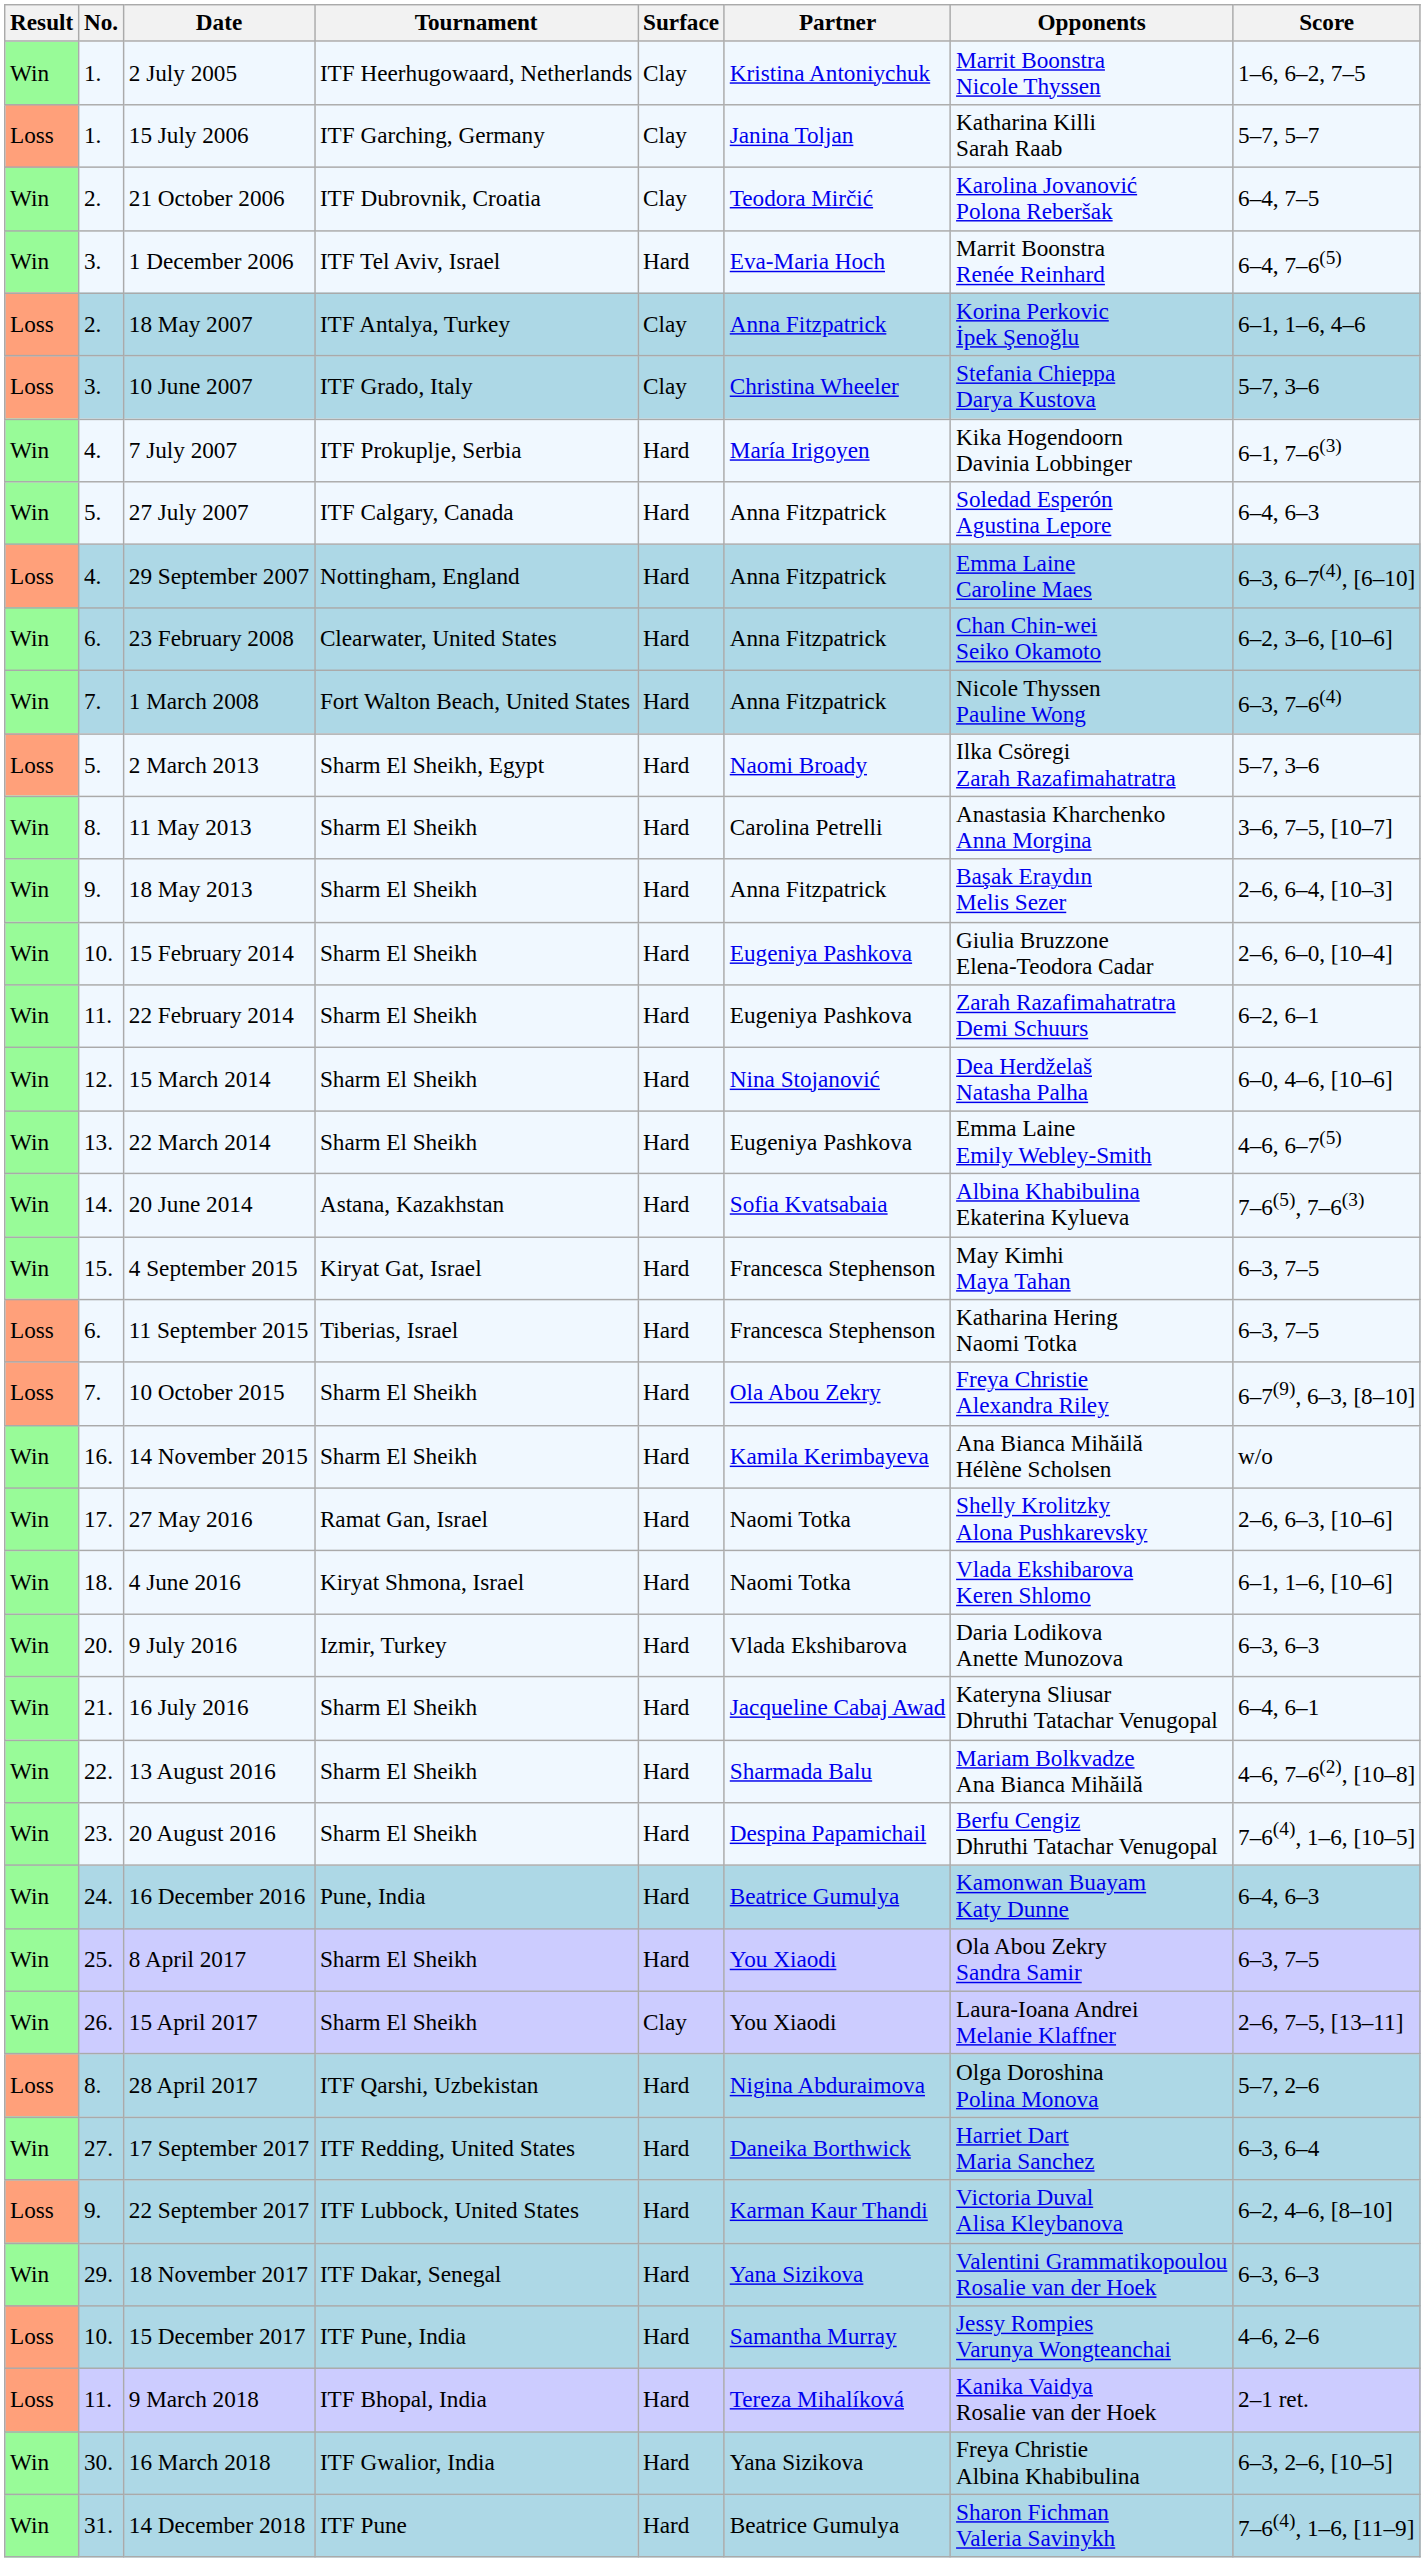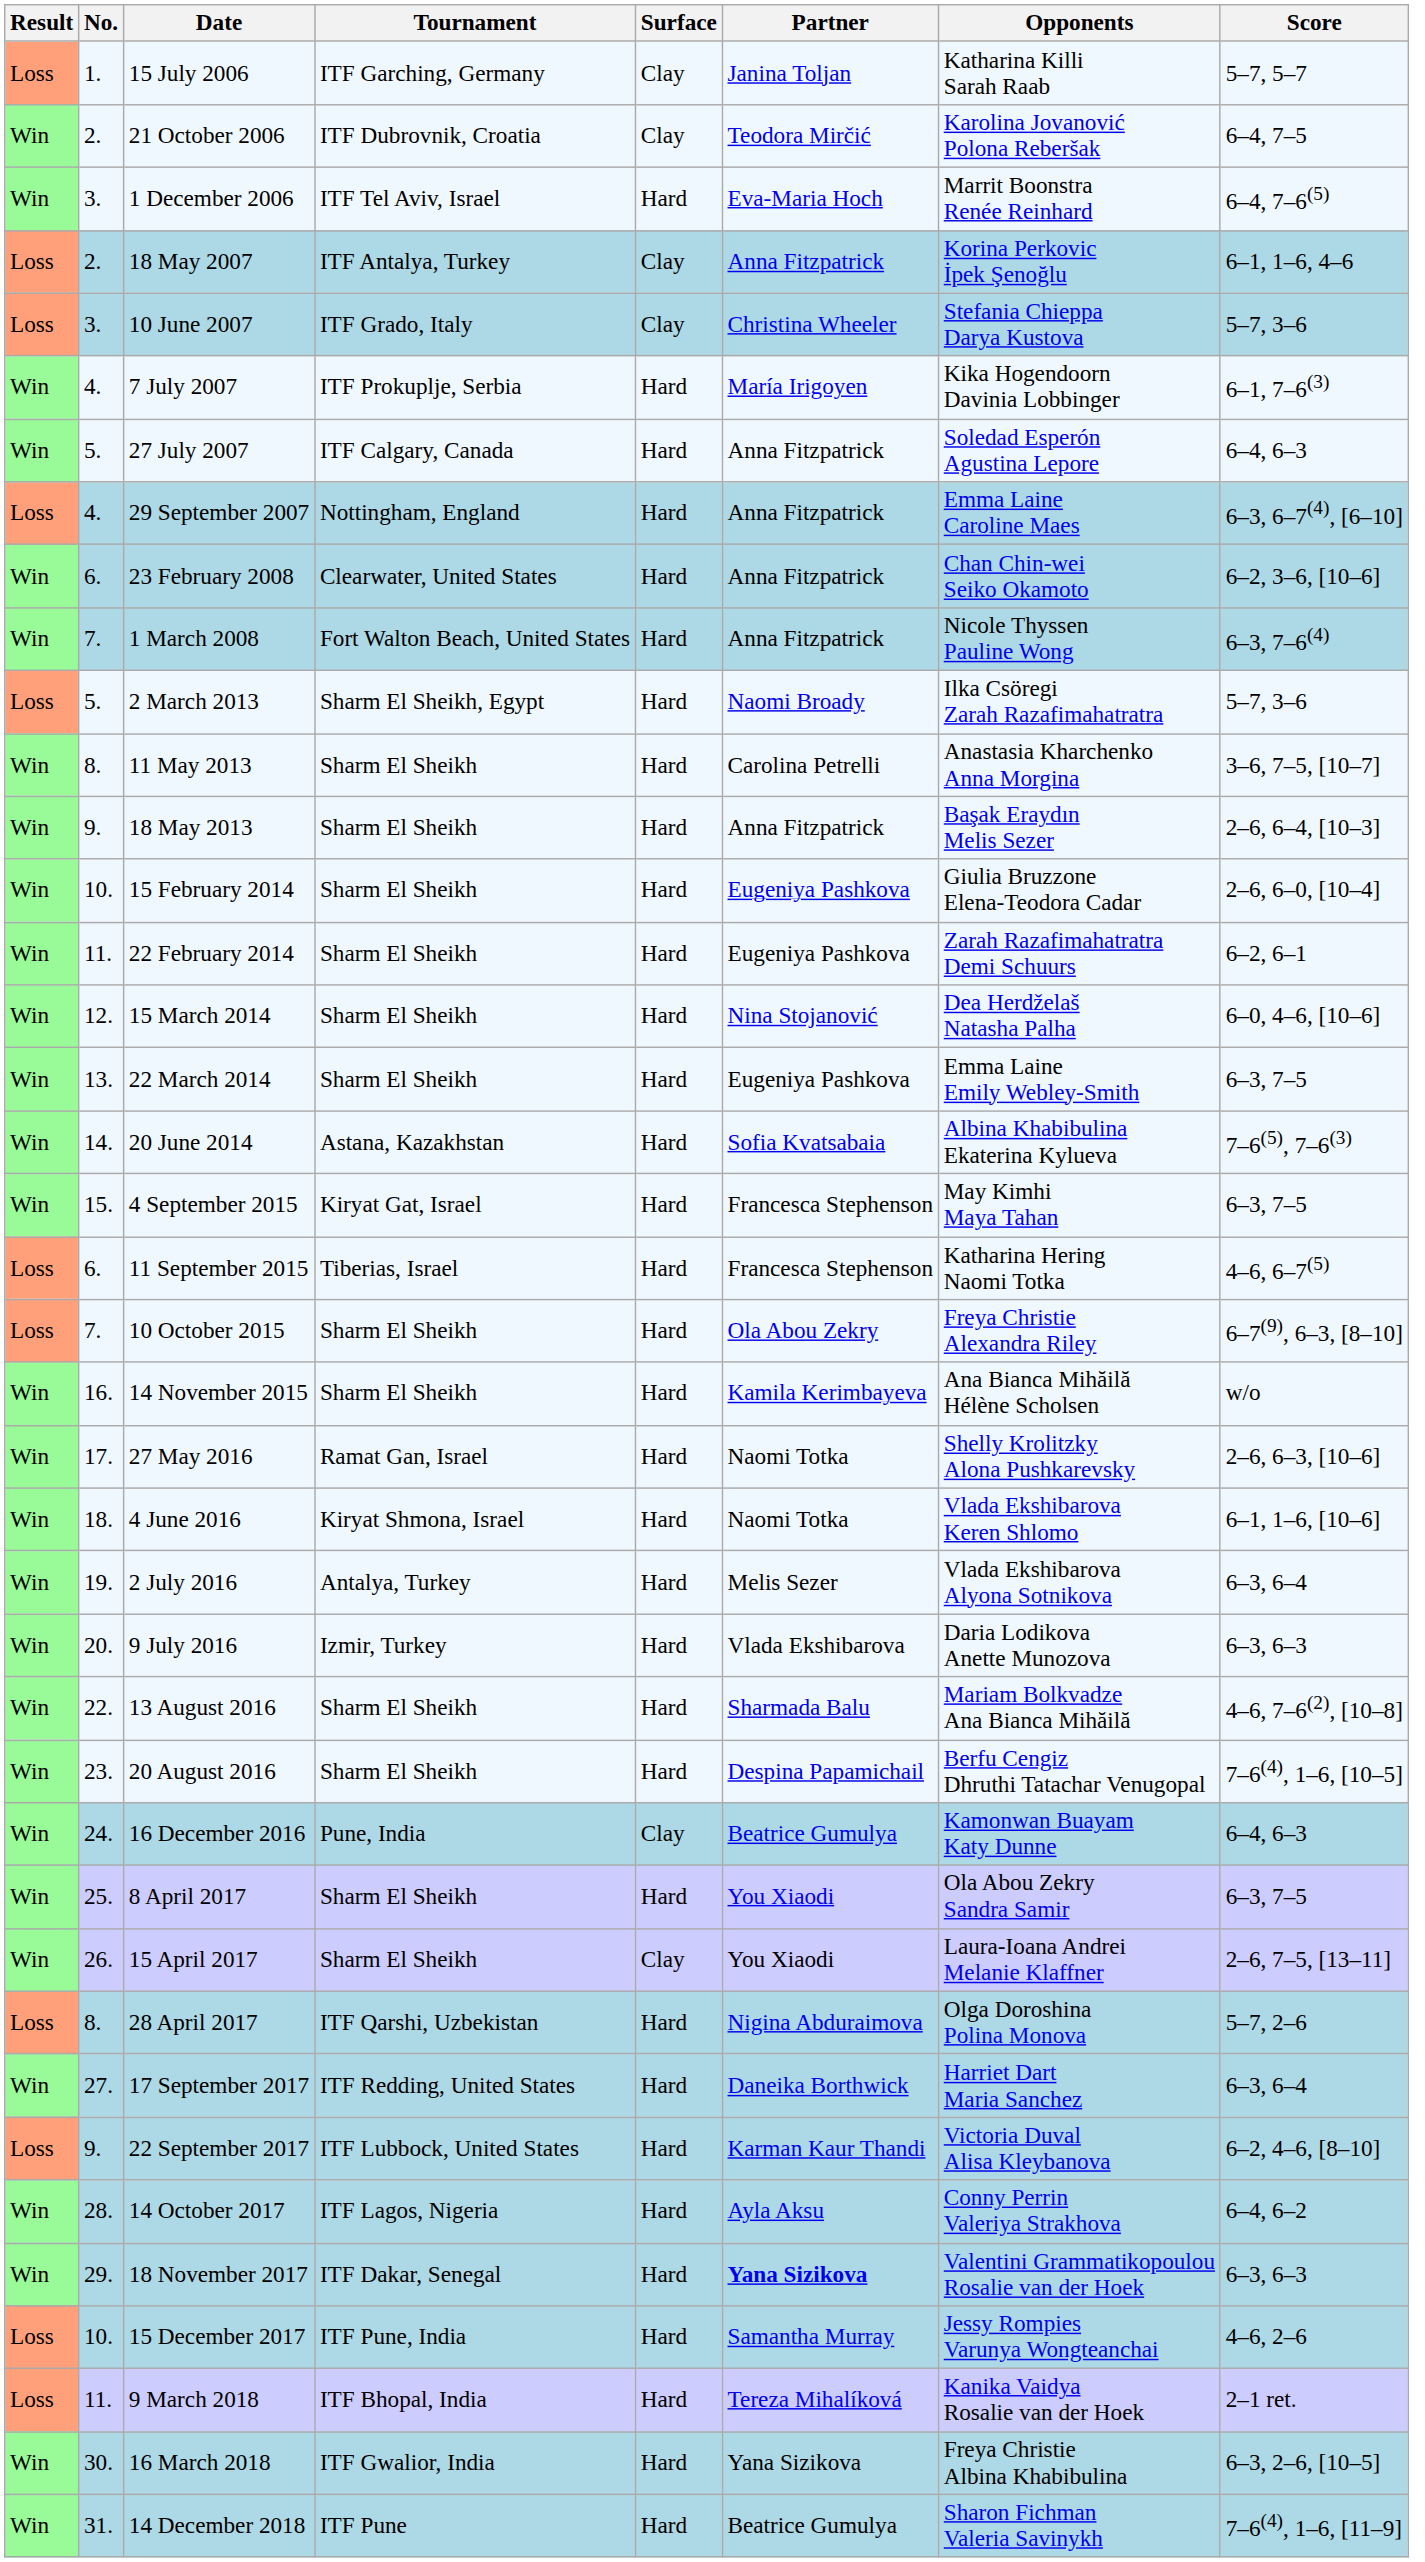- row: (183, 72)
(1290, 1141) 4–6, 6–7(5) -> (1266, 1079) 6–3, 7–5
(1279, 1330) 6–3, 7–5 -> (1278, 1267) 4–6, 6–7(5)
+ row: (183, 1582)
- row: (189, 1707)
(666, 1896) Hard -> (663, 1833) Clay
+ row: (207, 2211)
(797, 2274) normal -> (797, 2274) bold
